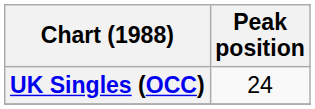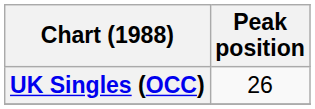(260, 85) 24 -> (260, 85) 26
